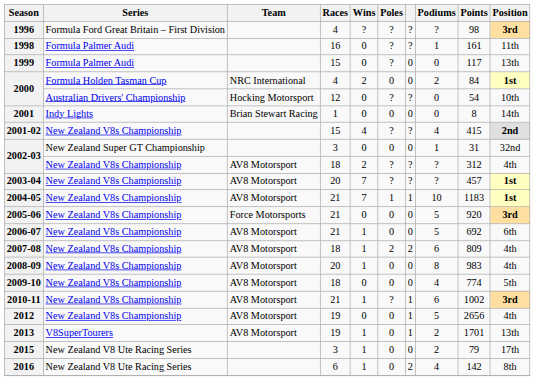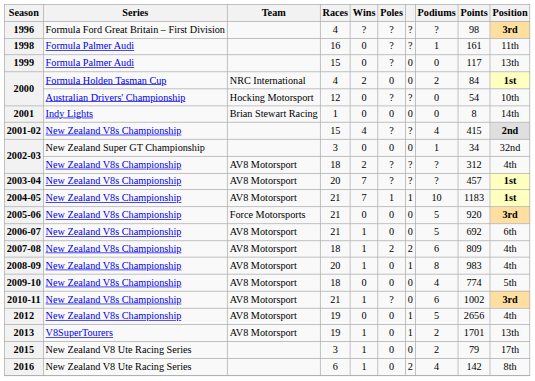(474, 148) 31 -> (474, 148) 34
(410, 266) 0 -> (410, 266) 1
(410, 299) 1 -> (410, 299) 0
